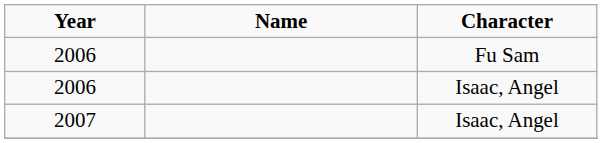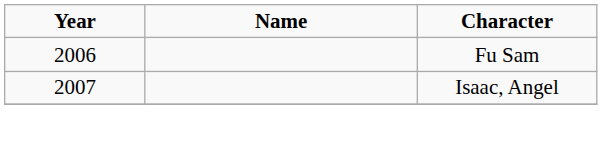- row: (75, 87)
